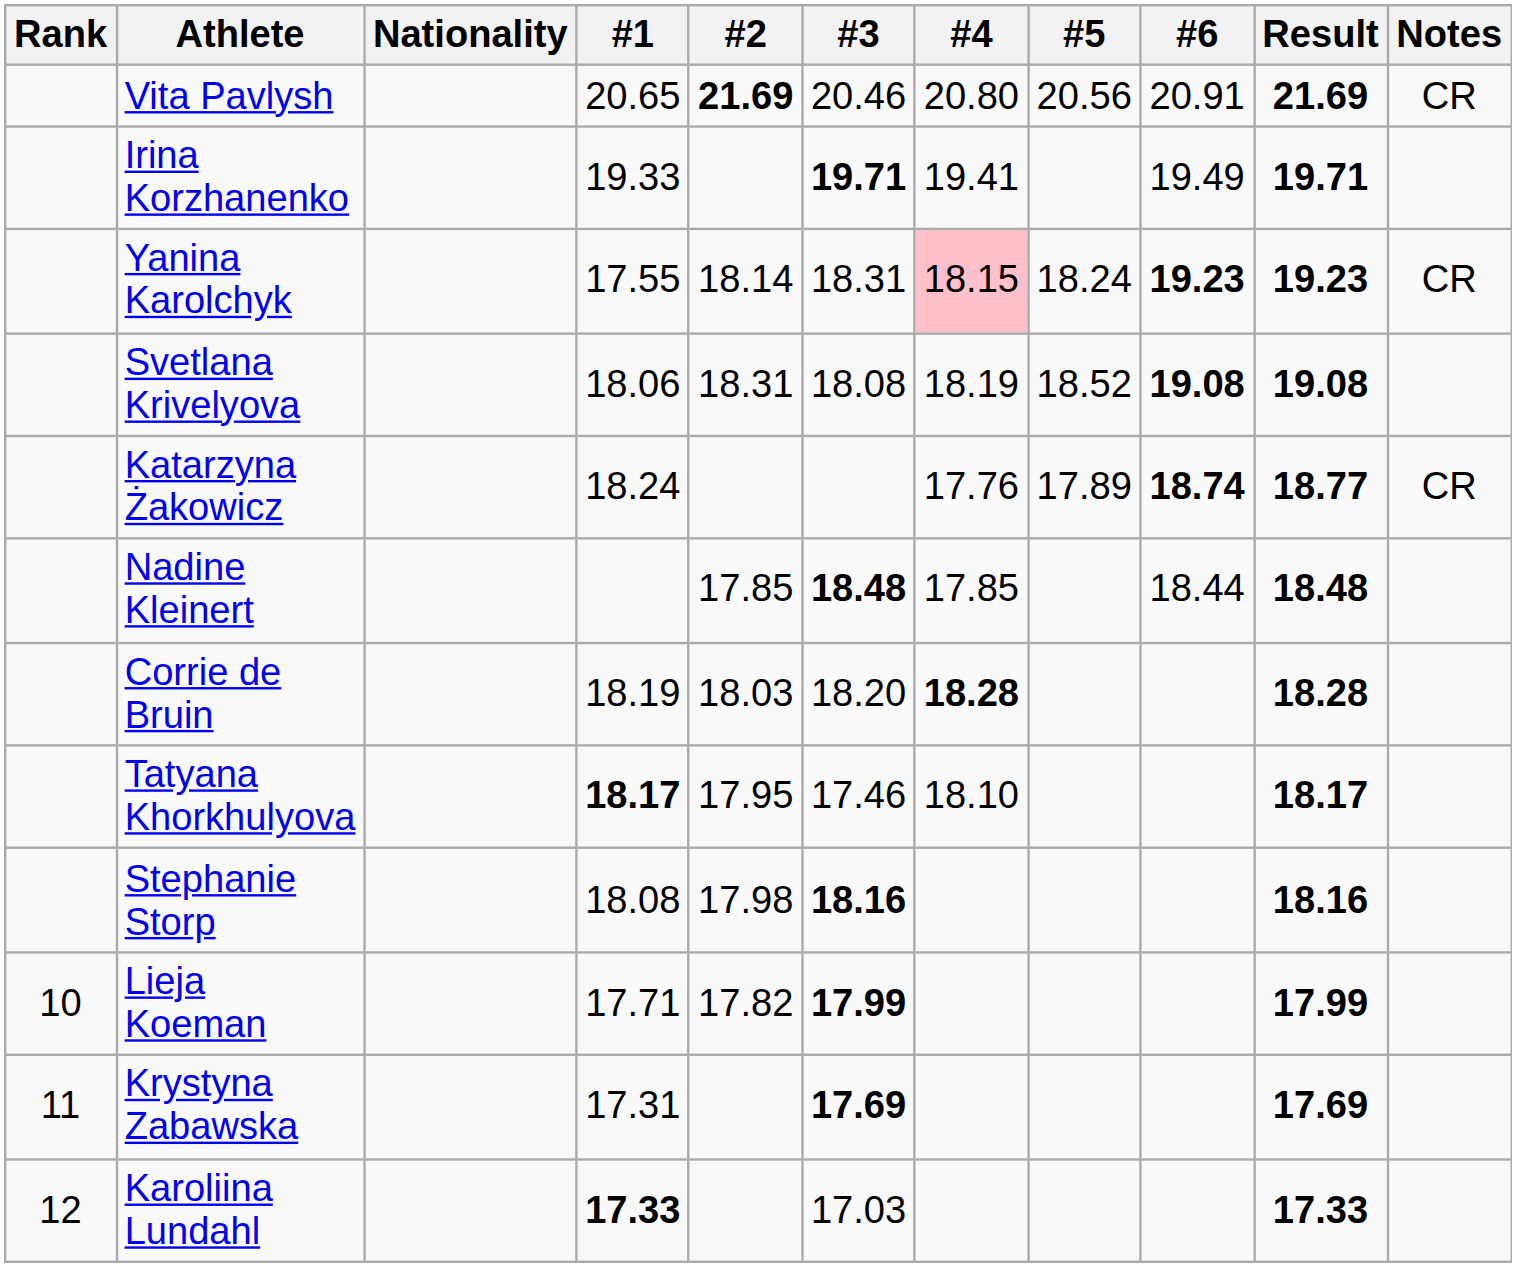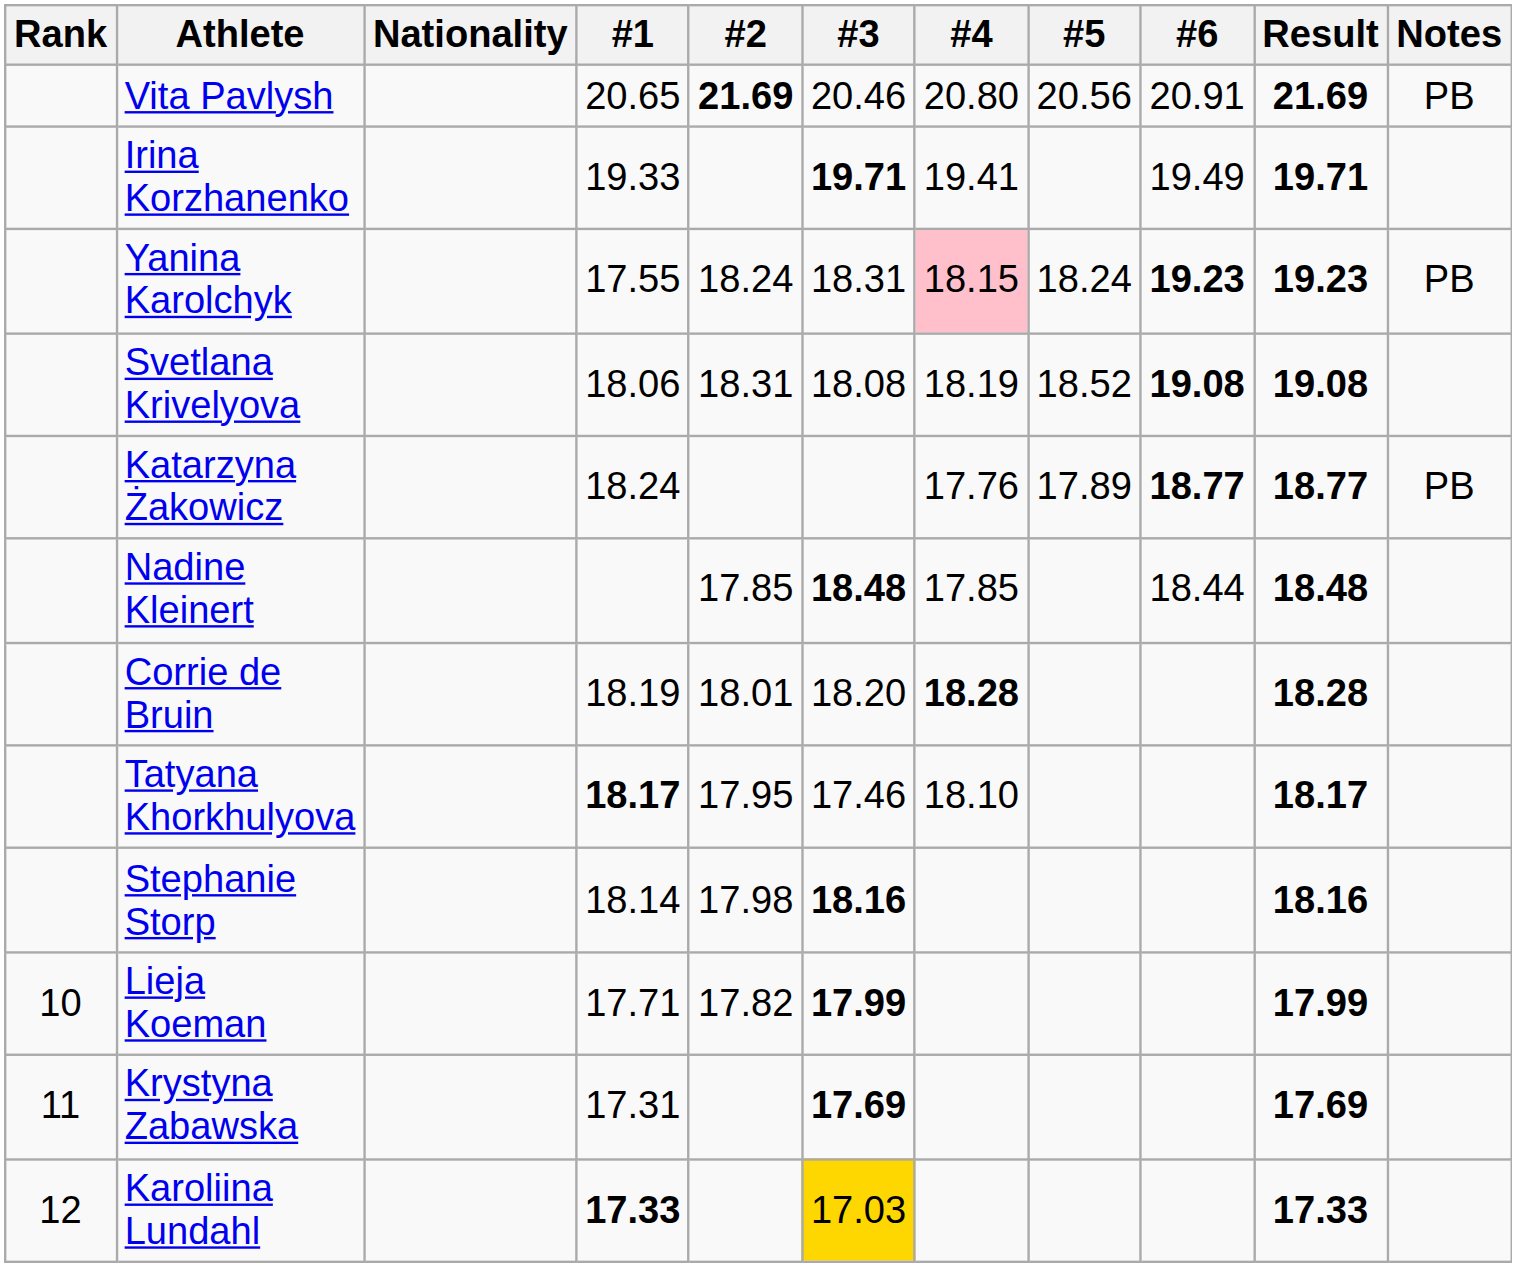(1449, 95) CR -> (1449, 95) PB
(746, 280) 18.14 -> (746, 280) 18.24
(1449, 280) CR -> (1449, 280) PB
(1197, 486) 18.74 -> (1197, 486) 18.77
(1449, 486) CR -> (1449, 486) PB
(746, 693) 18.03 -> (746, 693) 18.01
(633, 899) 18.08 -> (633, 899) 18.14
(859, 1209) no background -> (859, 1209) gold background
